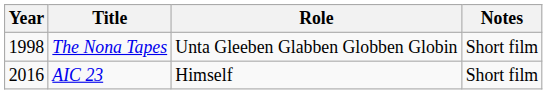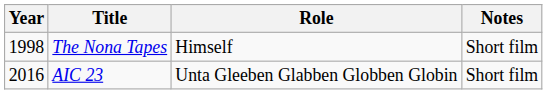(316, 46) Unta Gleeben Glabben Globben Globin -> (204, 46) Himself
(204, 74) Himself -> (316, 74) Unta Gleeben Glabben Globben Globin
